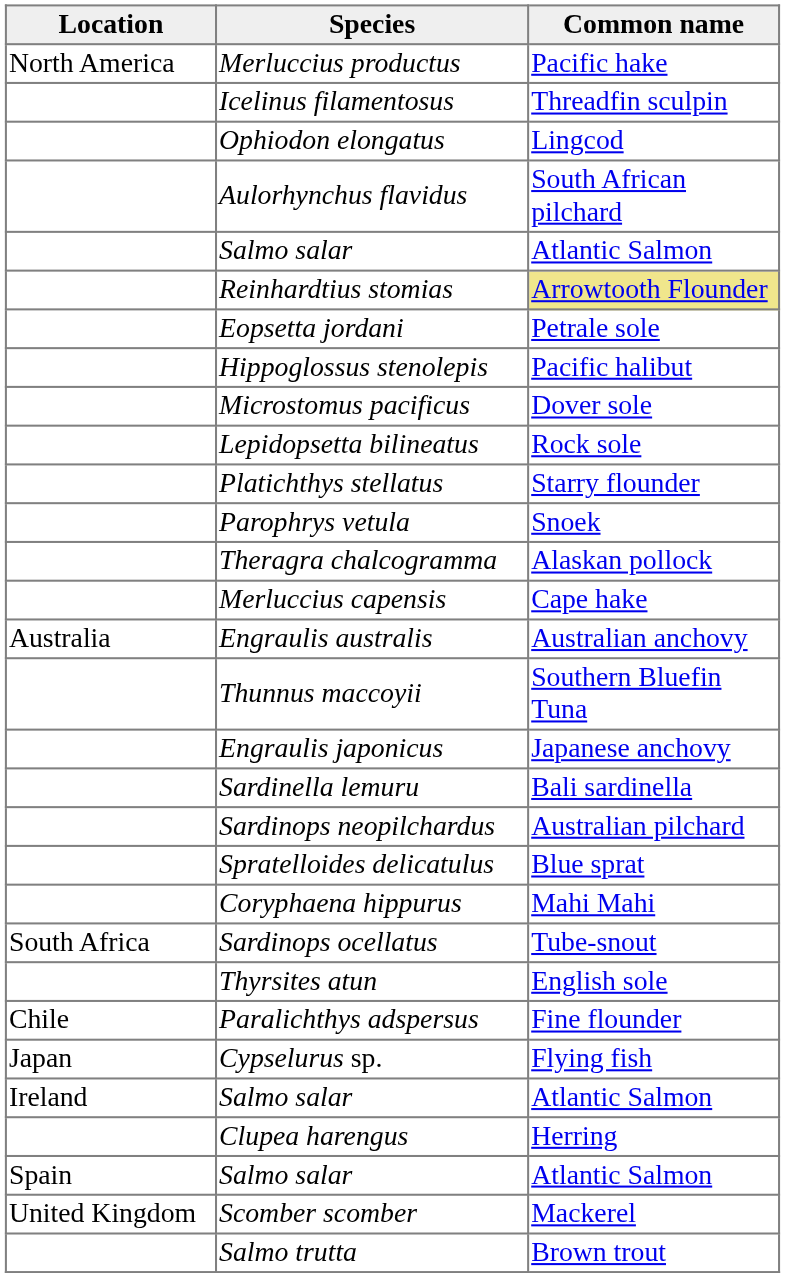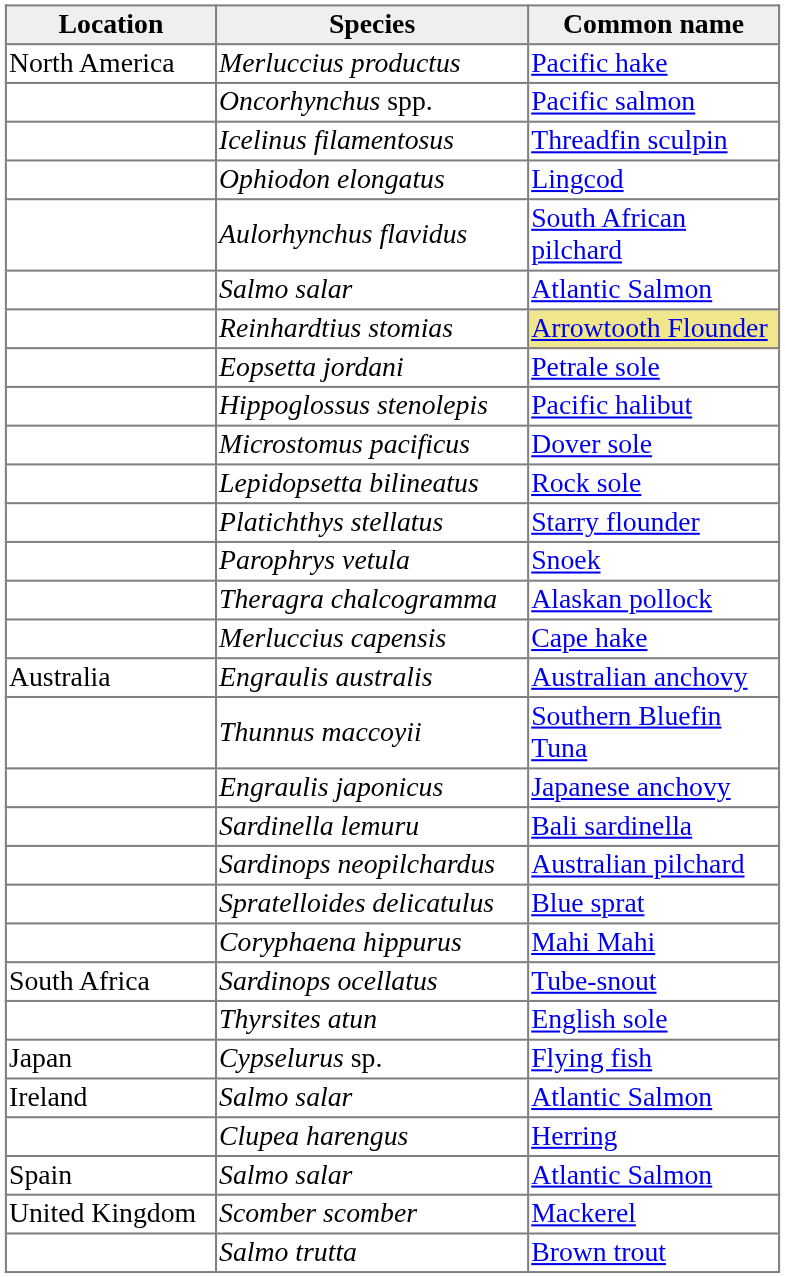+ row: (111, 102)
- row: (39, 1019)
